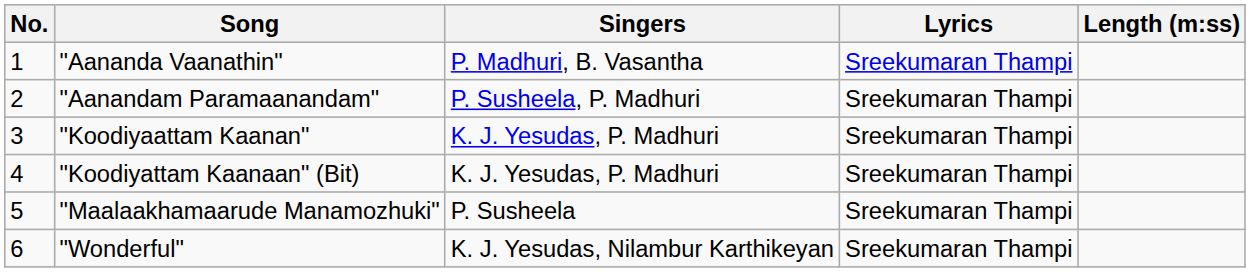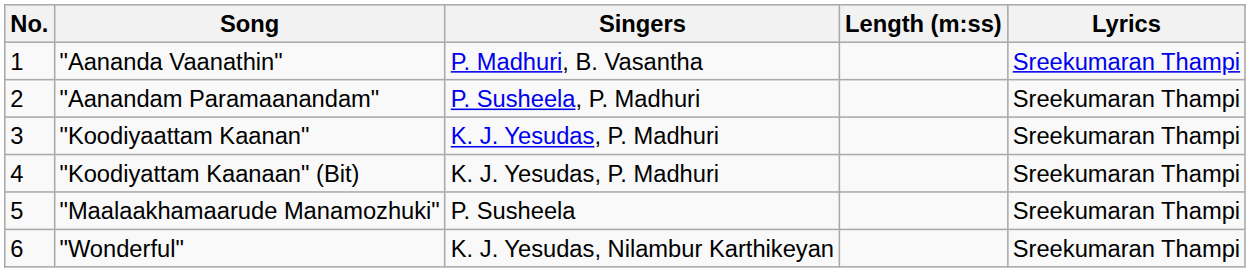columns swapped: (959, 24) <-> (1162, 24)
